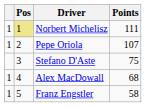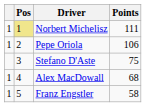(131, 45) 107 -> (131, 45) 106
